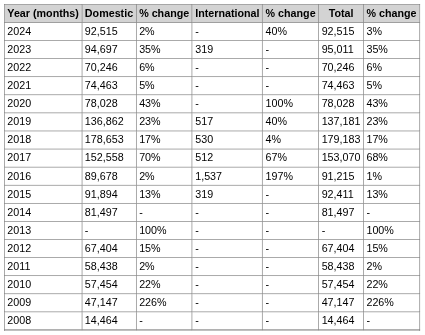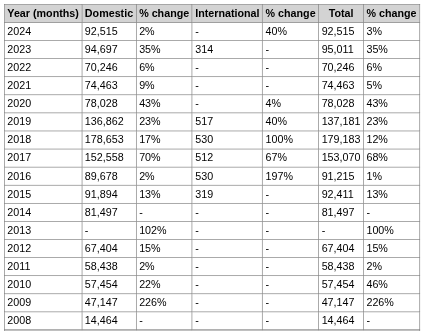(204, 49) 319 -> (204, 49) 314
(147, 85) 5% -> (147, 85) 9%
(279, 103) 100% -> (273, 103) 4%
(273, 140) 4% -> (279, 140) 100%
(377, 140) 17% -> (377, 140) 12%
(209, 176) 1,537 -> (204, 176) 530
(153, 230) 100% -> (153, 230) 102%
(377, 284) 22% -> (377, 284) 46%
